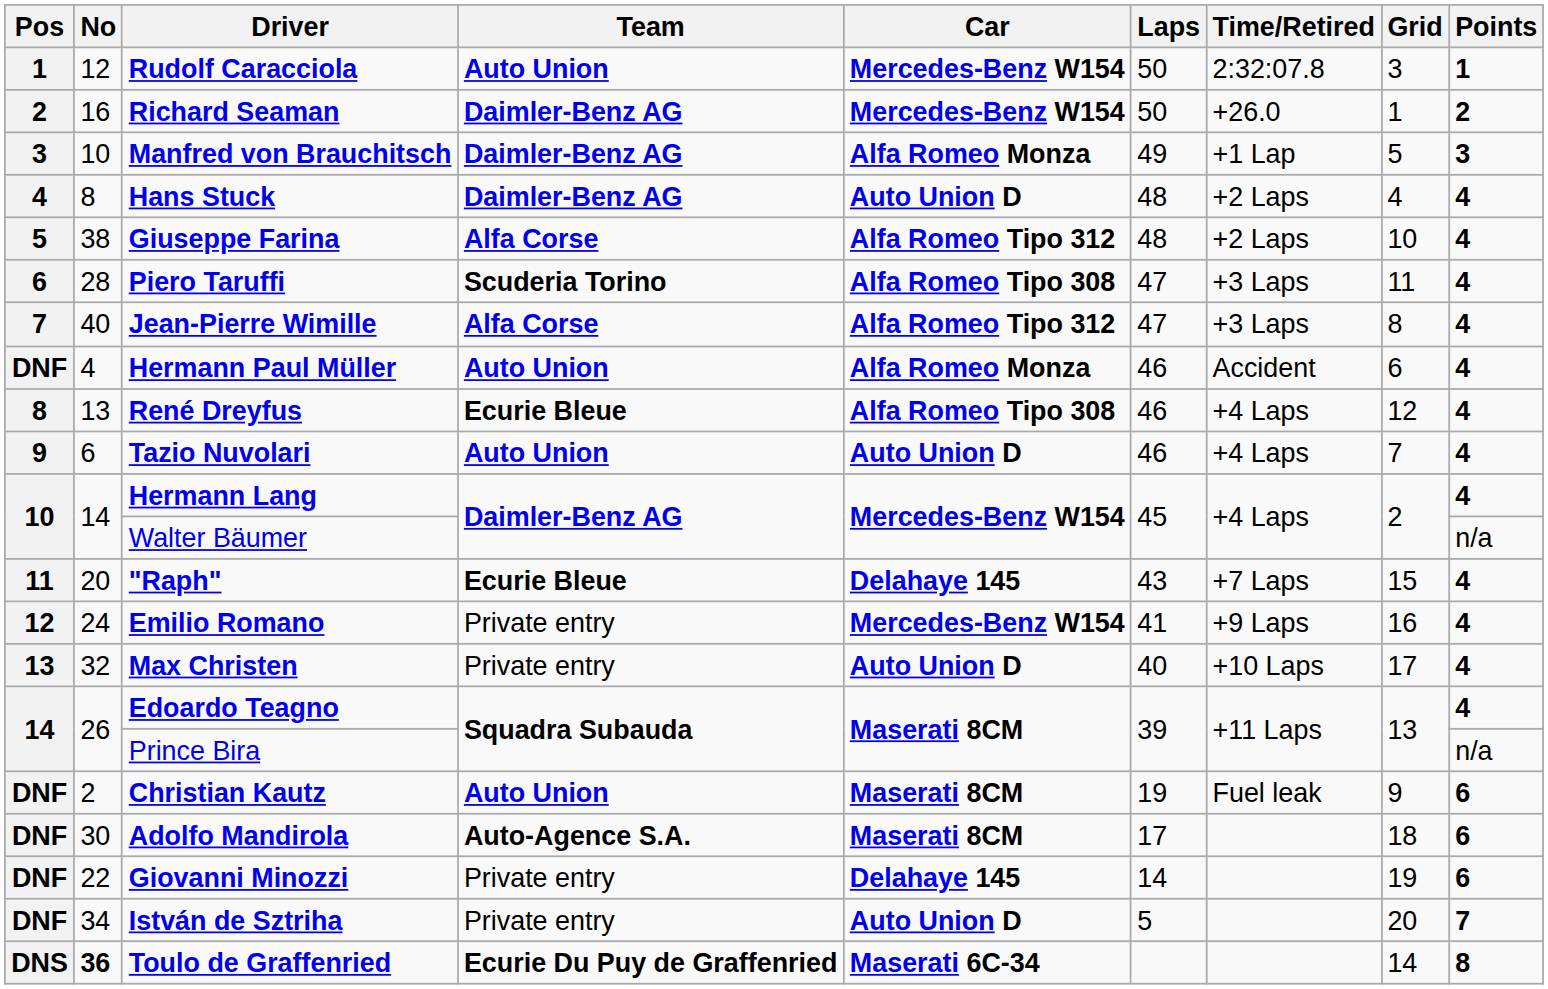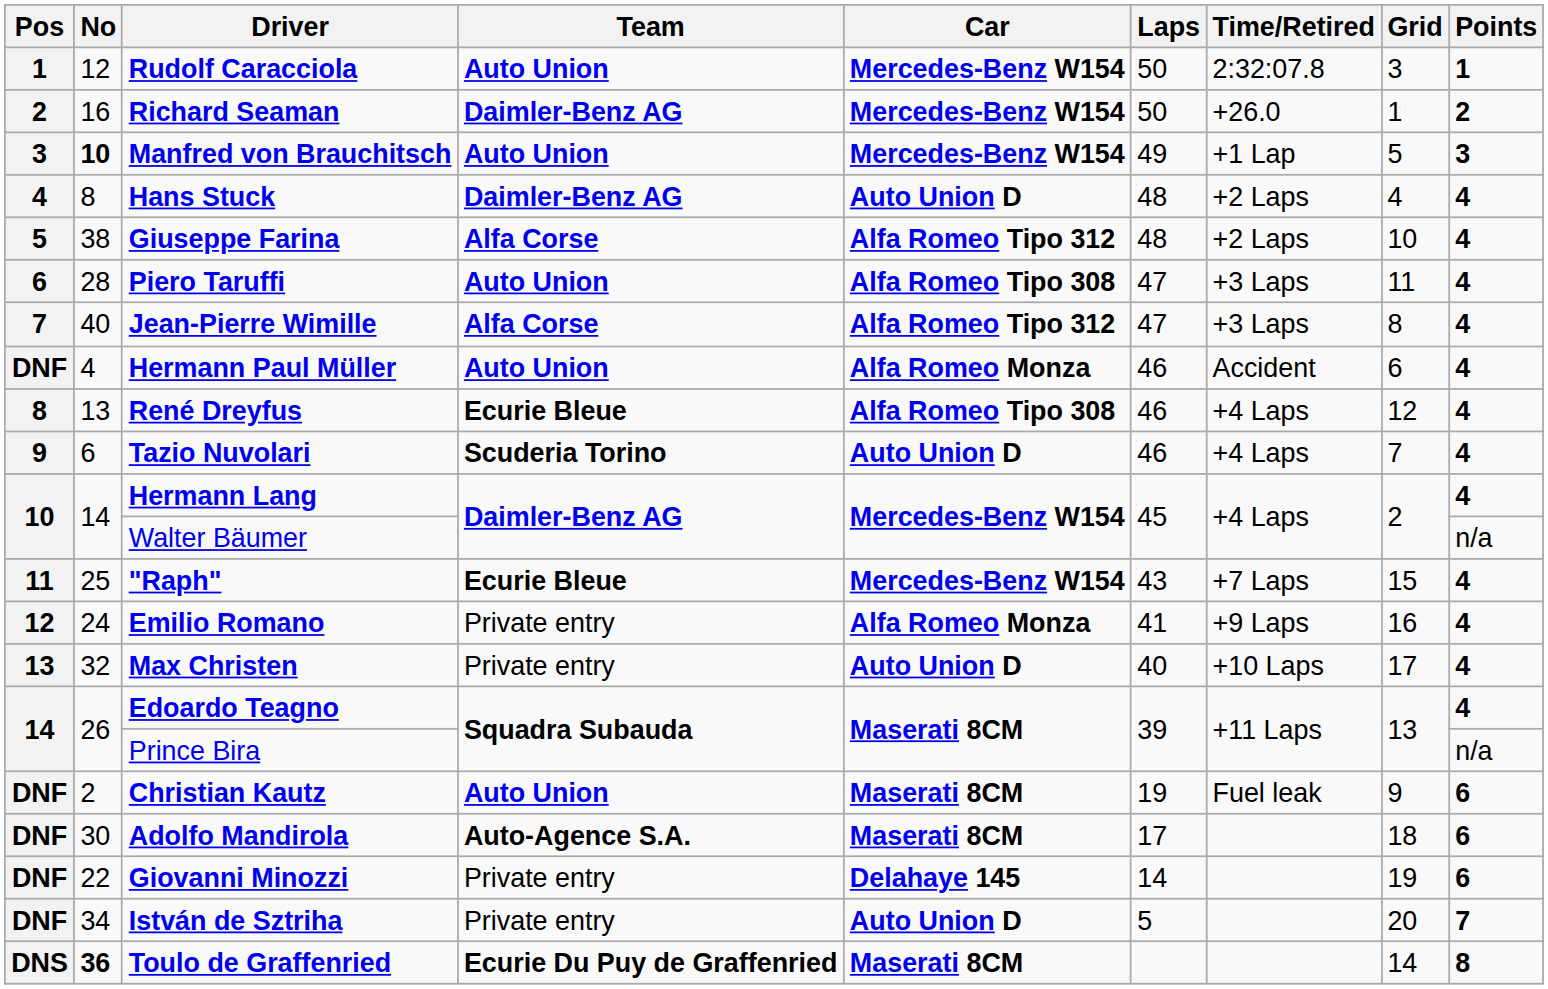(95, 154) normal -> (95, 154) bold
(573, 154) Daimler-Benz AG -> (536, 154) Auto Union
(970, 154) Alfa Romeo Monza -> (987, 154) Mercedes-Benz W154
(565, 282) Scuderia Torino -> (536, 282) Auto Union
(536, 452) Auto Union -> (565, 452) Scuderia Torino
(95, 580) 20 -> (95, 580) 25
(935, 580) Delahaye 145 -> (987, 580) Mercedes-Benz W154
(987, 623) Mercedes-Benz W154 -> (970, 623) Alfa Romeo Monza
(945, 963) Maserati 6C-34 -> (937, 963) Maserati 8CM
